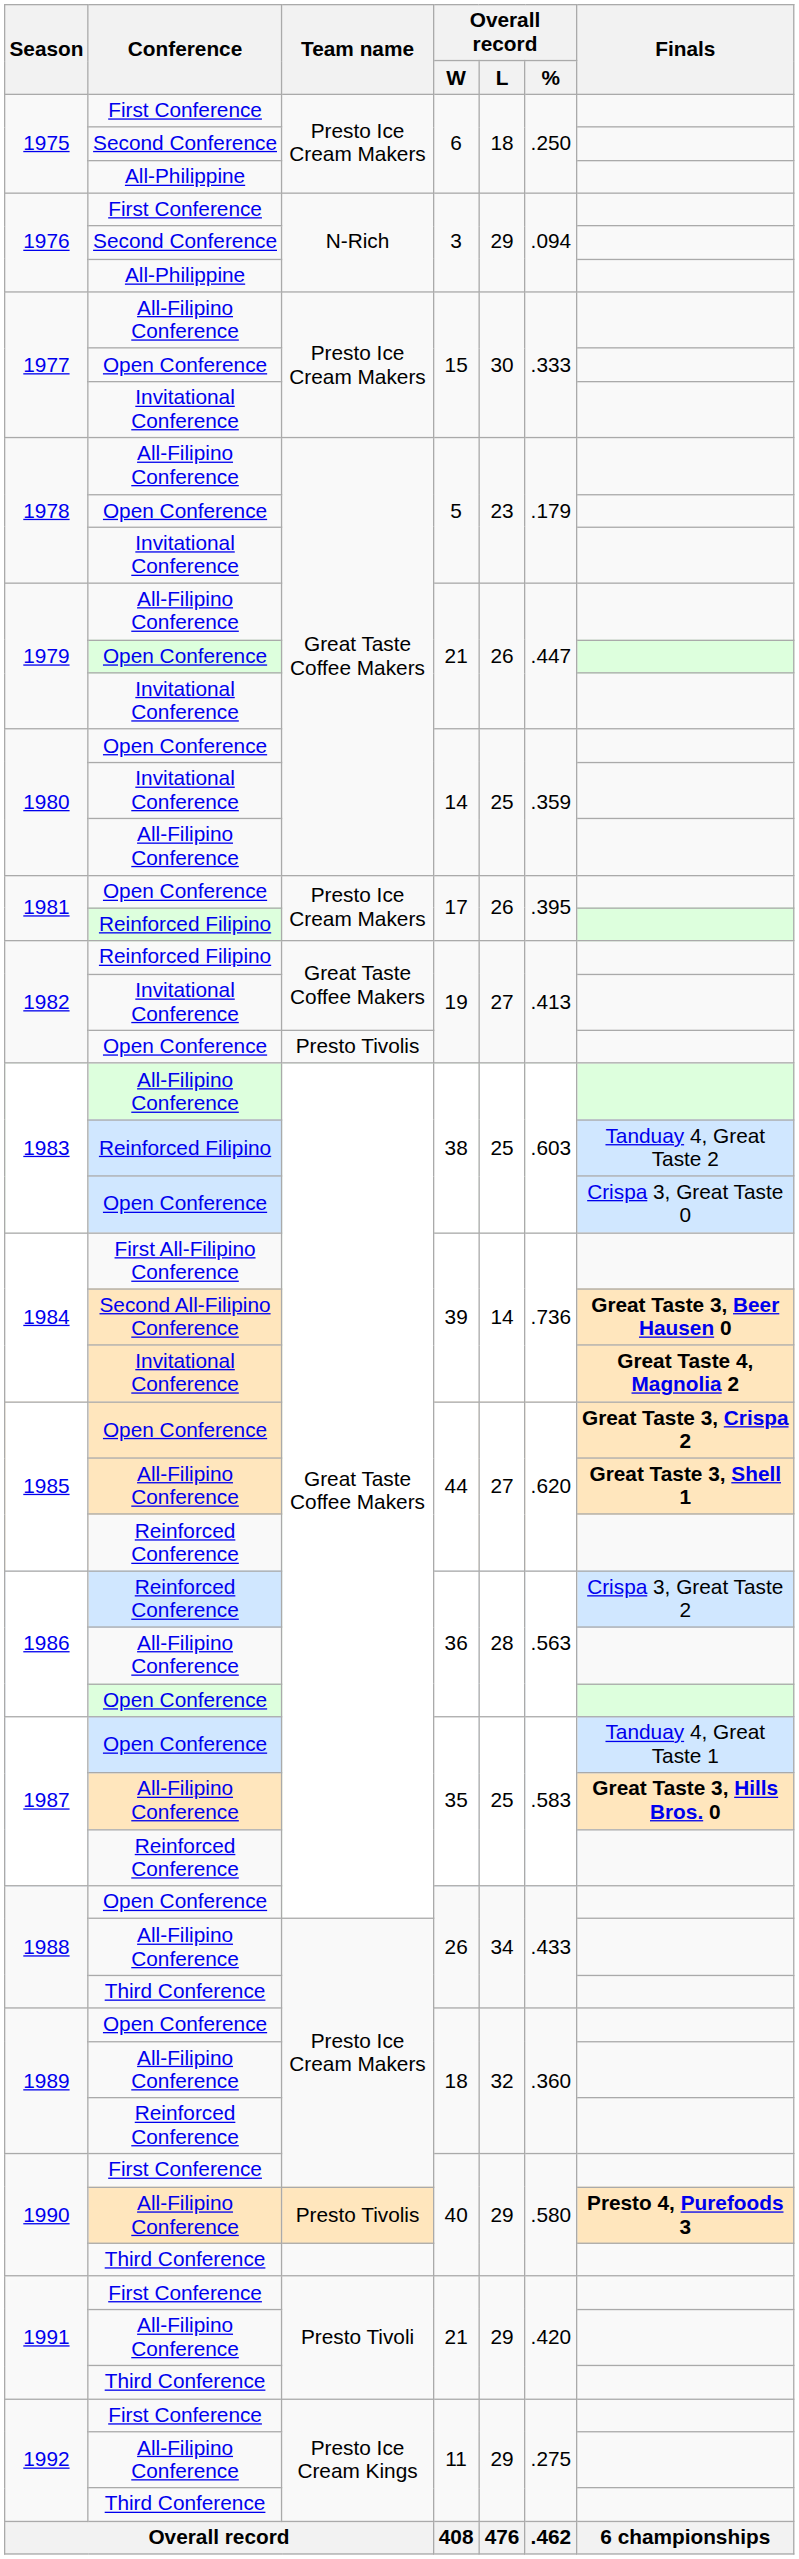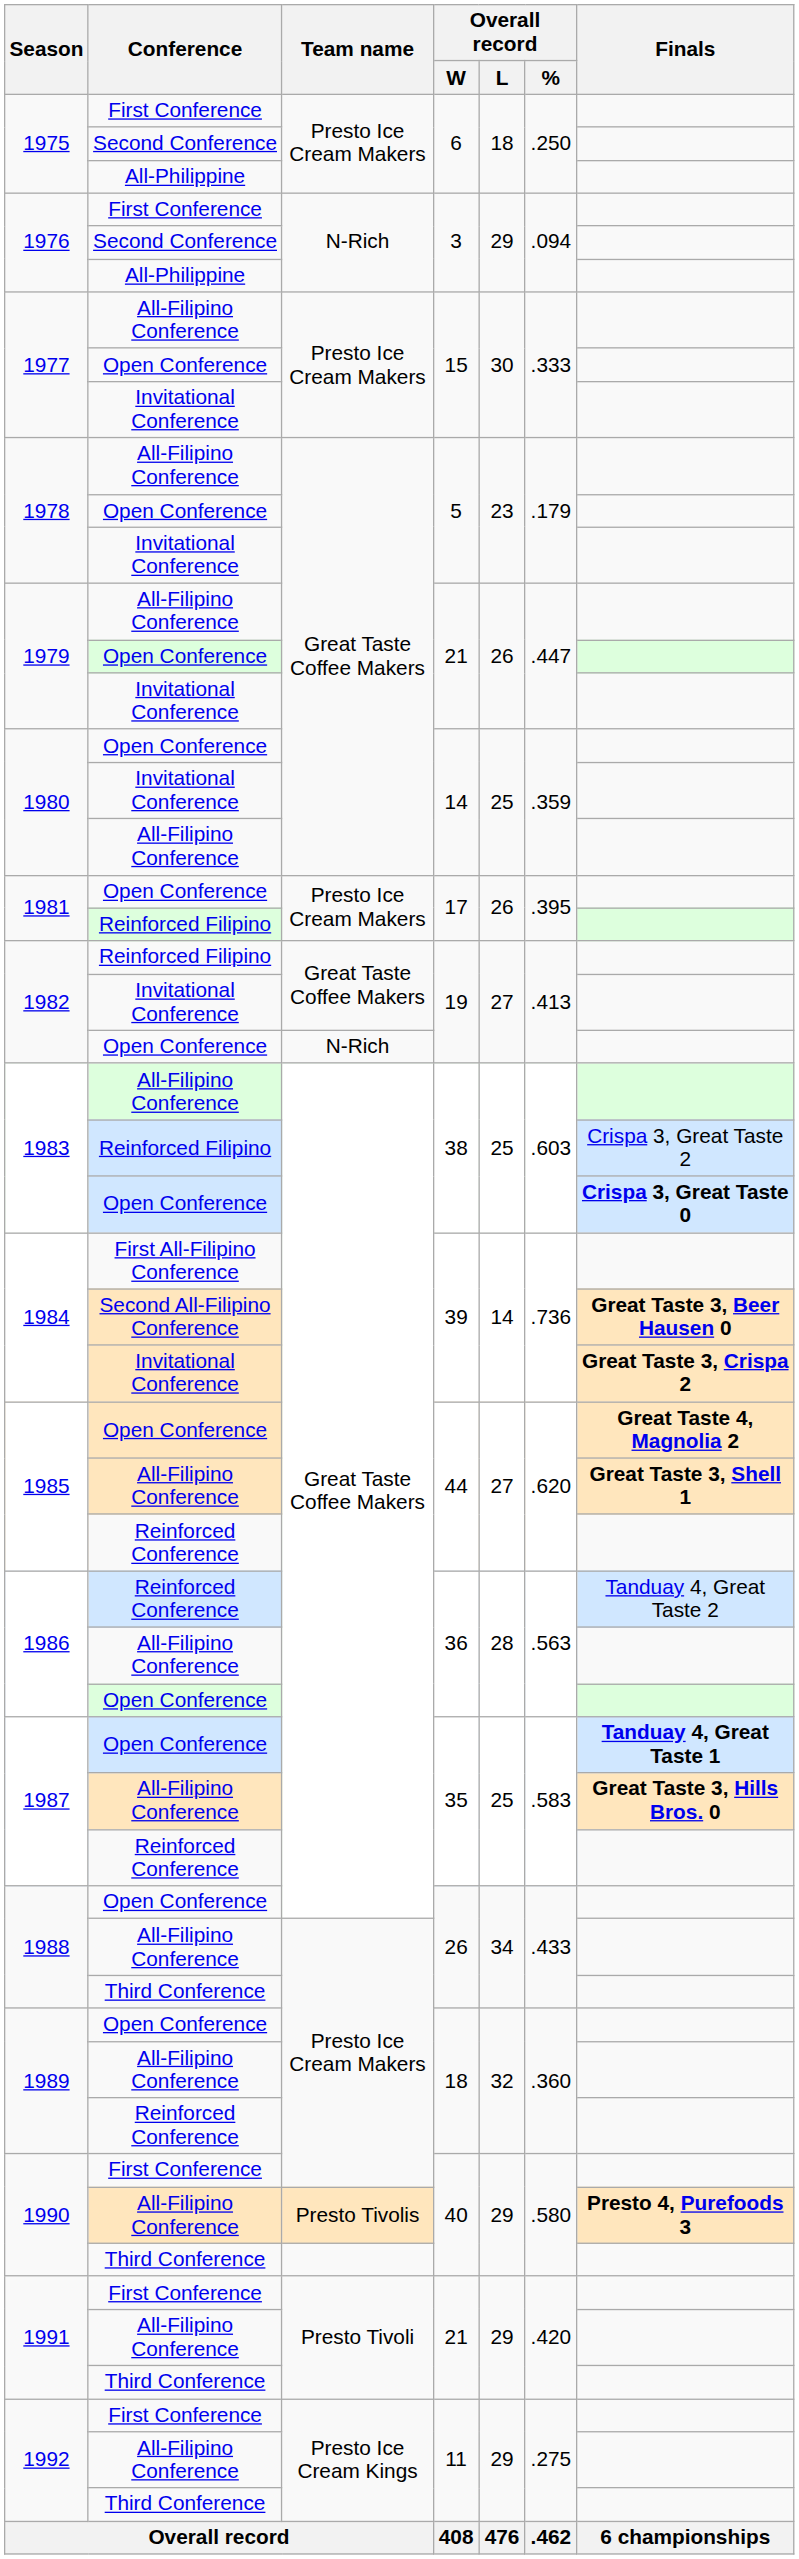(358, 1046) Presto Tivolis -> (358, 1046) N-Rich
(685, 1147) Tanduay 4, Great Taste 2 -> (685, 1147) Crispa 3, Great Taste 2
(685, 1204) normal -> (685, 1204) bold
(685, 1373) Great Taste 4, Magnolia 2 -> (685, 1373) Great Taste 3, Crispa 2
(685, 1429) Great Taste 3, Crispa 2 -> (685, 1429) Great Taste 4, Magnolia 2
(685, 1598) Crispa 3, Great Taste 2 -> (685, 1598) Tanduay 4, Great Taste 2
(685, 1744) normal -> (685, 1744) bold
